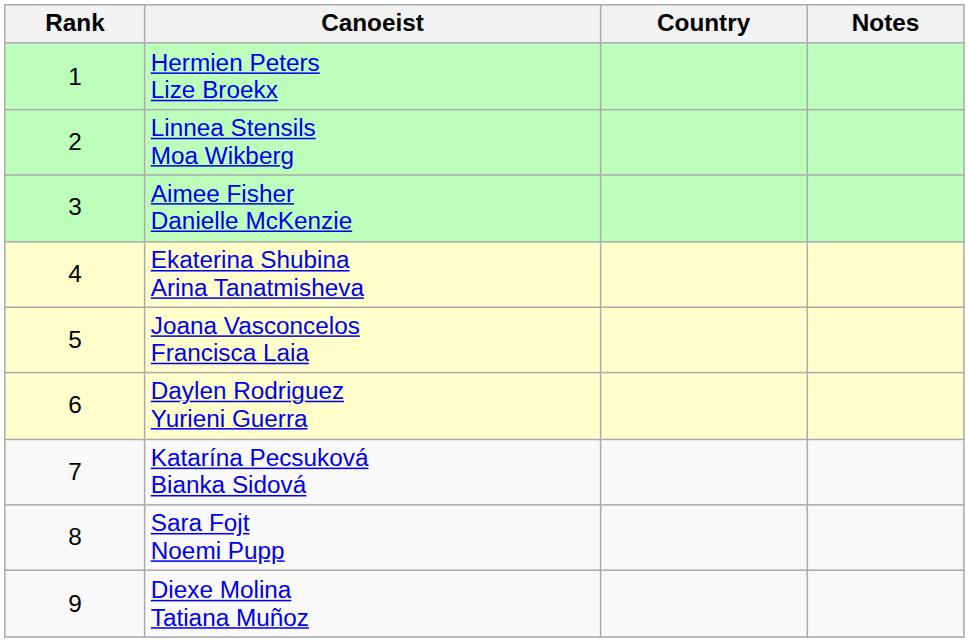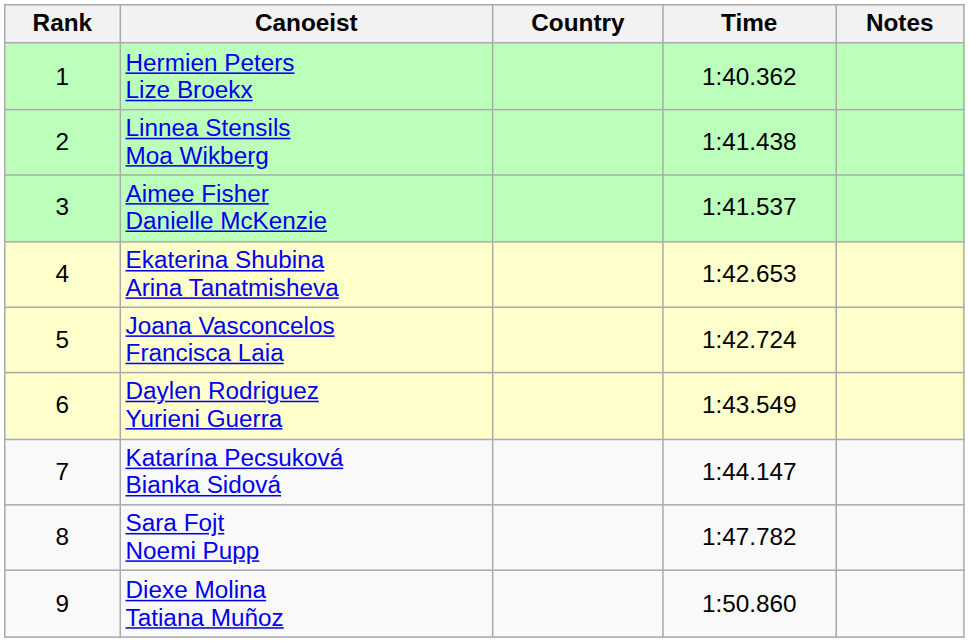+ column: (749, 23)
